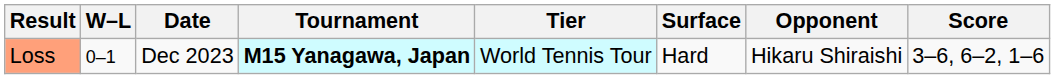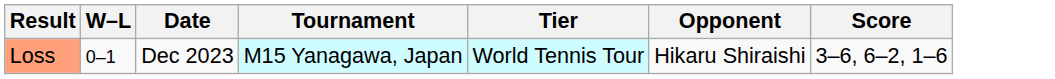- column: (701, 21)
(357, 55) bold -> (353, 55) normal
